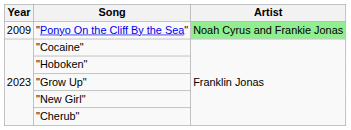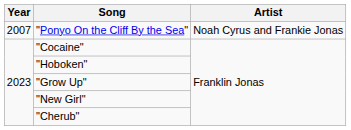(19, 30) 2009 -> (19, 30) 2007
(268, 30) lightgreen background -> (268, 30) no background
